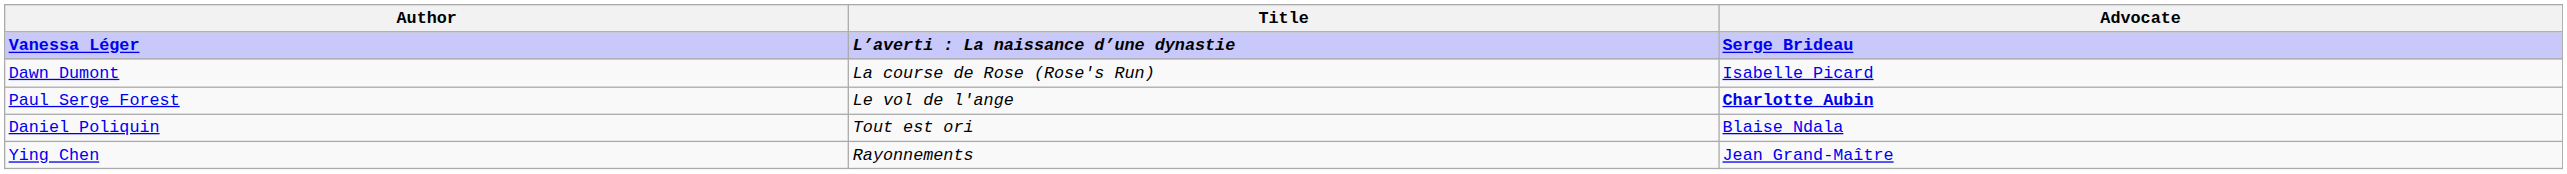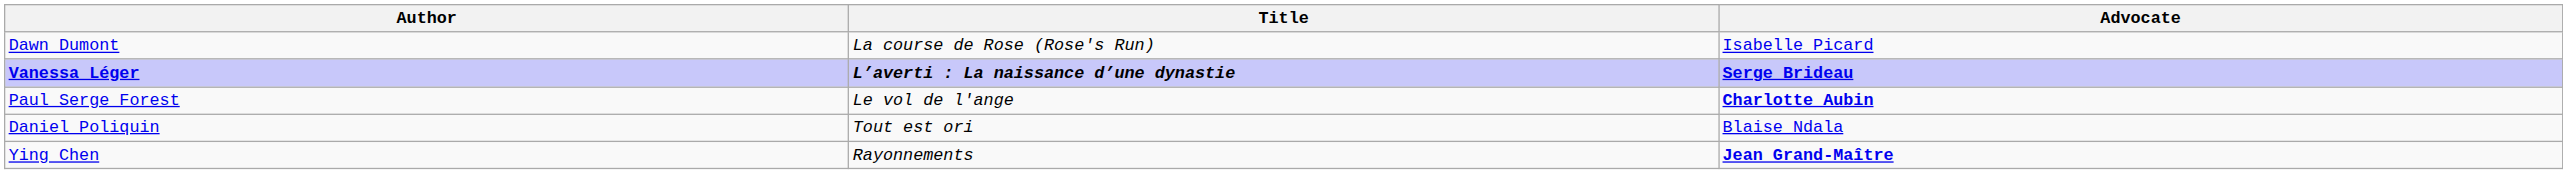rows swapped: (74, 46) <-> (64, 73)
(1808, 155) normal -> (1808, 155) bold
